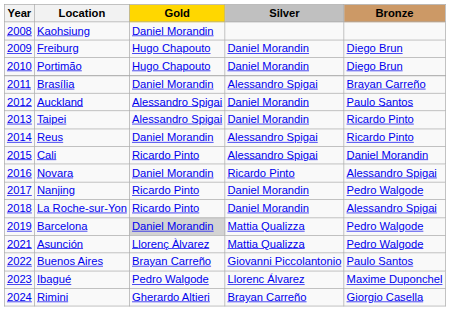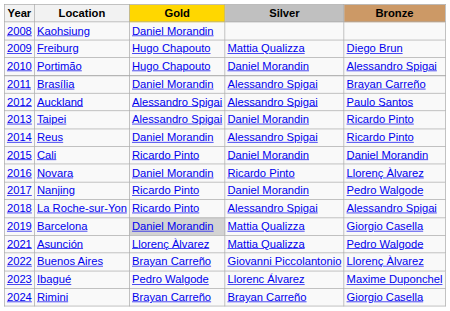(268, 48) Daniel Morandin -> (266, 48) Mattia Qualizza
(375, 66) Diego Brun -> (392, 66) Alessandro Spigai
(268, 102) Daniel Morandin -> (273, 102) Alessandro Spigai
(273, 155) Alessandro Spigai -> (268, 155) Daniel Morandin
(392, 173) Alessandro Spigai -> (385, 173) Llorenç Àlvarez
(268, 208) Daniel Morandin -> (273, 208) Alessandro Spigai
(385, 226) Pedro Walgode -> (385, 226) Giorgio Casella
(380, 262) Paulo Santos -> (385, 262) Llorenç Àlvarez
(171, 297) Gherardo Altieri -> (172, 297) Brayan Carreño
